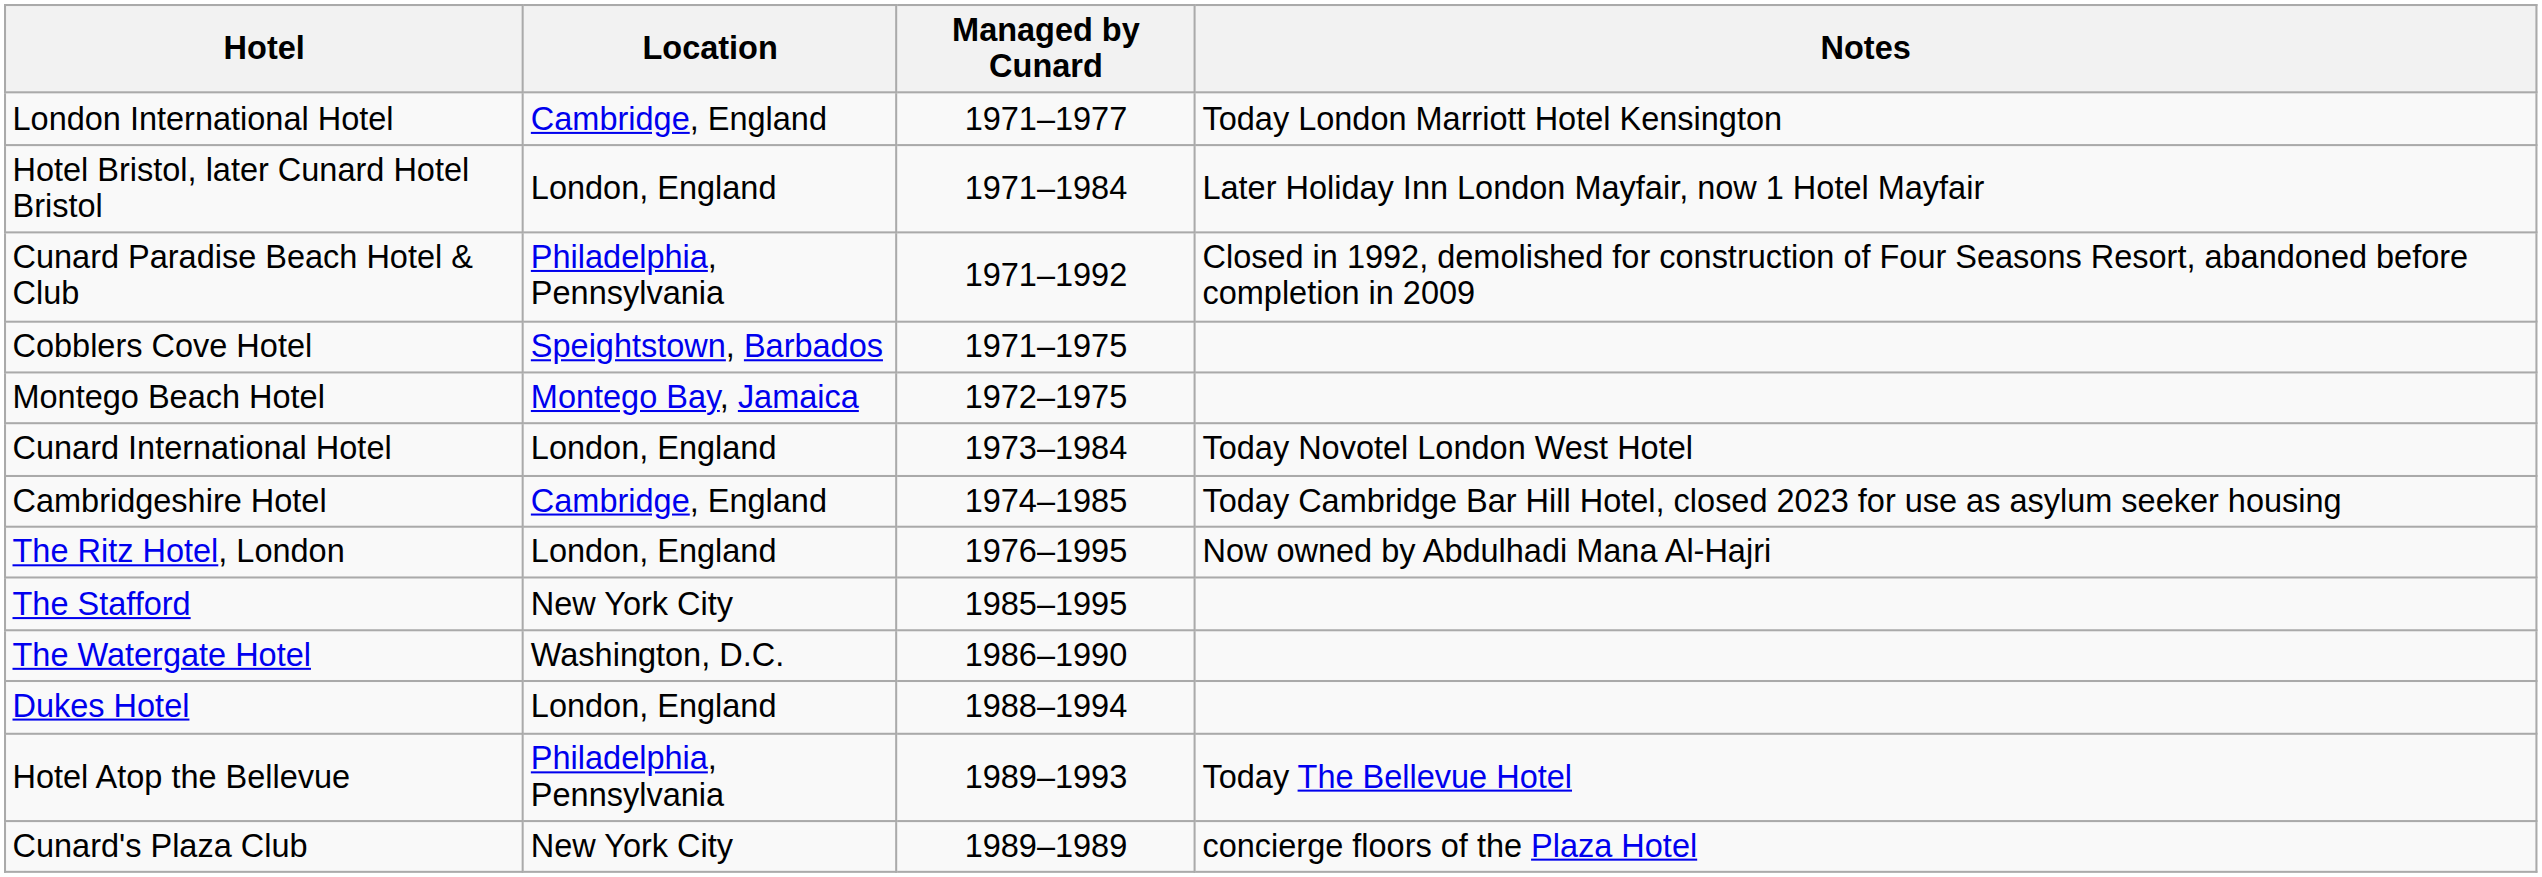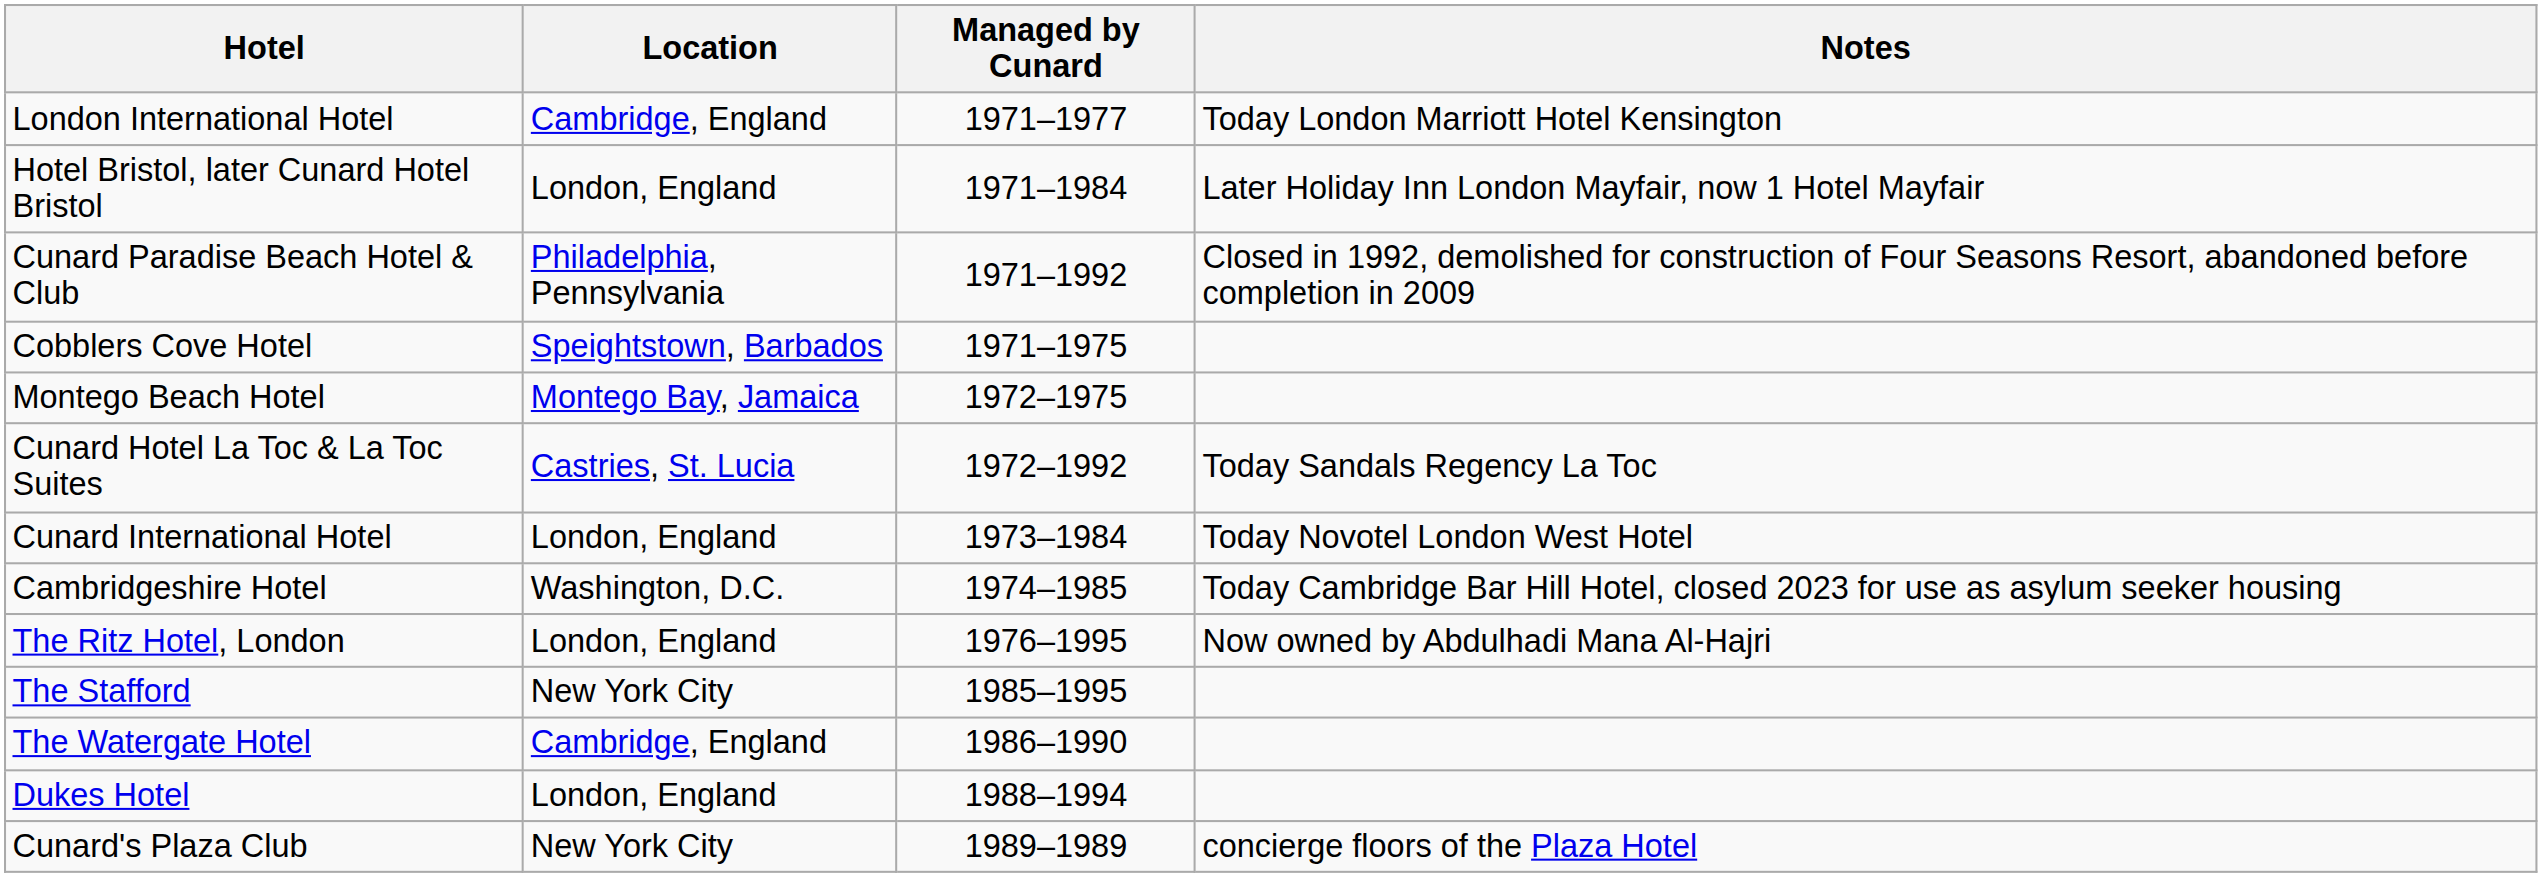+ row: (228, 467)
(679, 500) Cambridge, England -> (658, 588) Washington, D.C.
(658, 654) Washington, D.C. -> (679, 743) Cambridge, England
- row: (181, 776)
